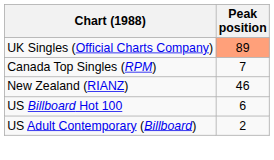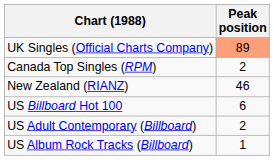(243, 67) 7 -> (243, 67) 2
+ row: (100, 145)
